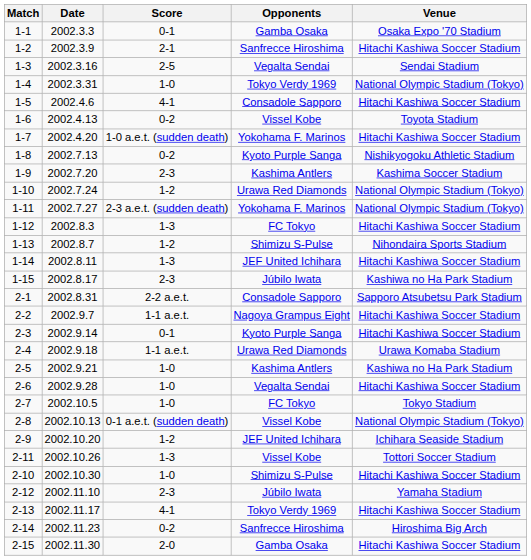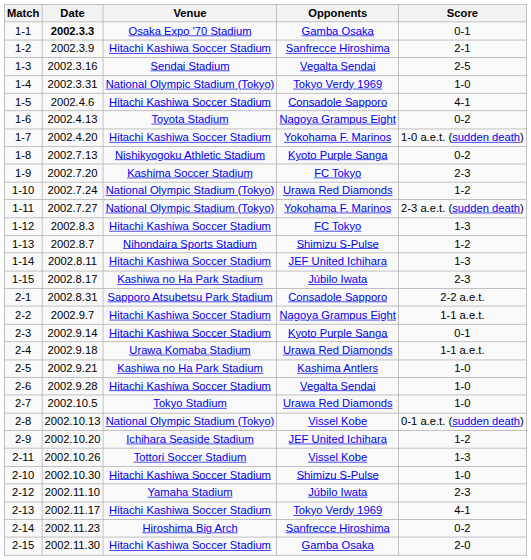columns swapped: (439, 13) <-> (167, 13)
(72, 31) normal -> (72, 31) bold
(292, 119) Vissel Kobe -> (338, 119) Nagoya Grampus Eight
(292, 173) Kashima Antlers -> (338, 173) FC Tokyo
(292, 404) FC Tokyo -> (338, 404) Urawa Red Diamonds
